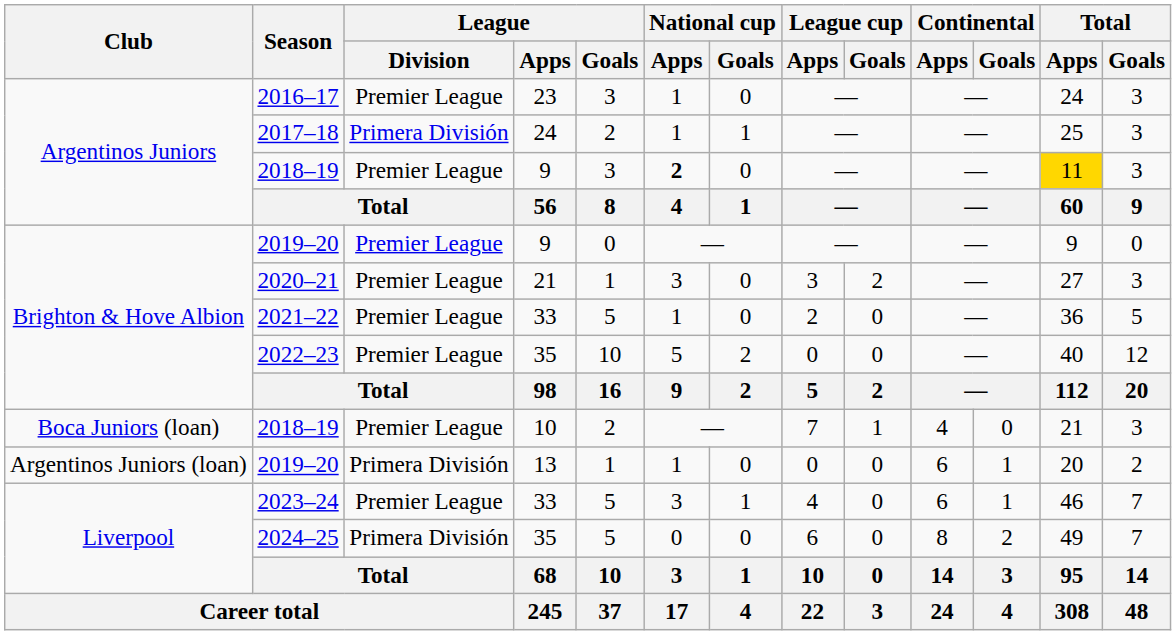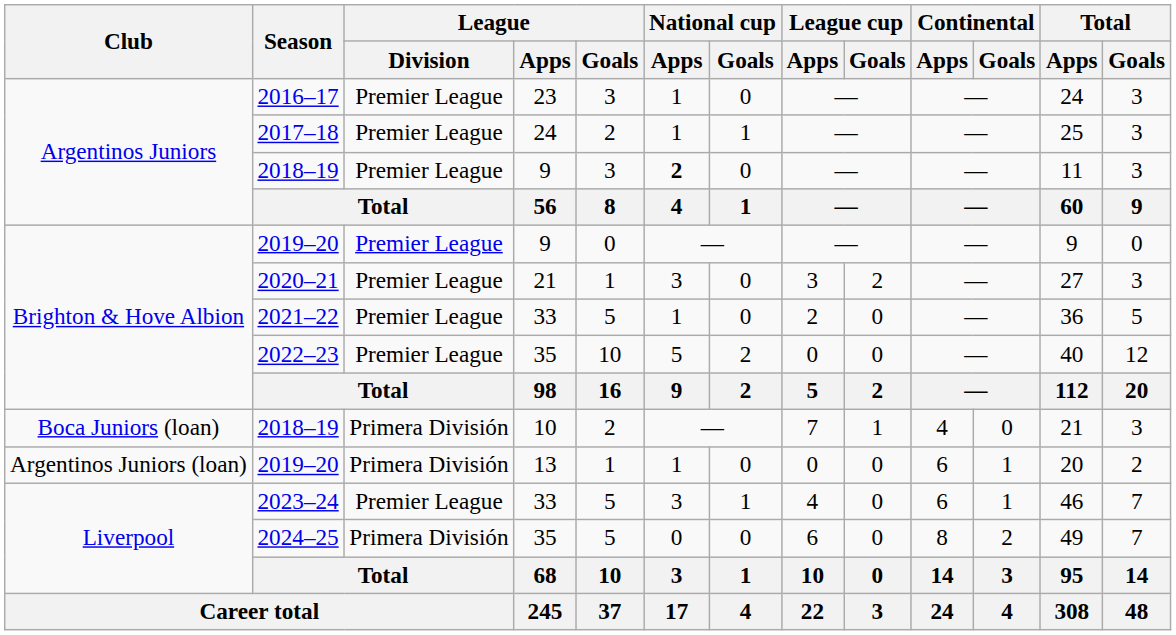(429, 133) Primera División -> (429, 133) Premier League
(1072, 170) gold background -> (1072, 170) no background
(429, 427) Premier League -> (429, 427) Primera División
